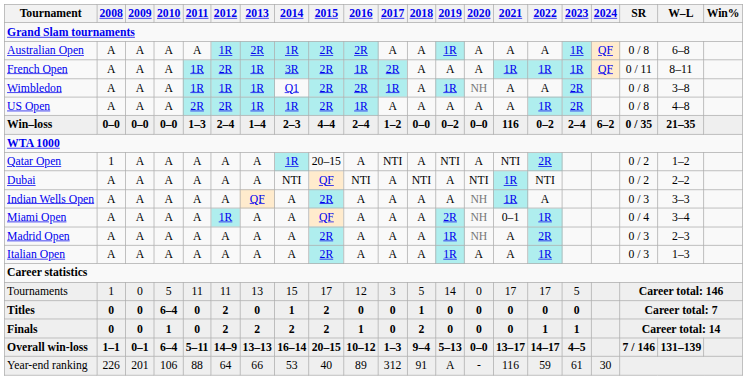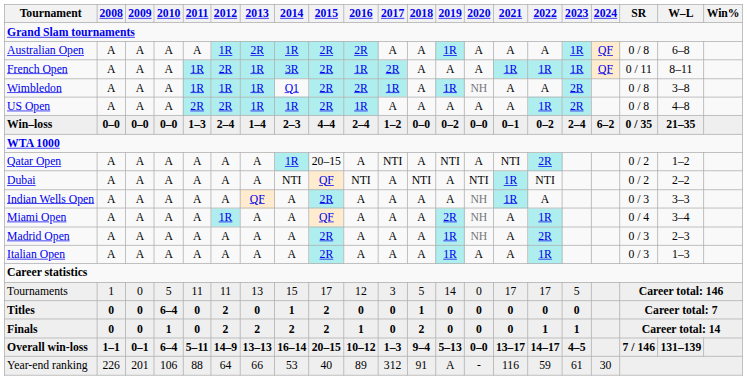(511, 124) 116 -> (511, 124) 0–1
(111, 161) 1 -> (111, 161) A
(511, 217) 0–1 -> (511, 217) A
